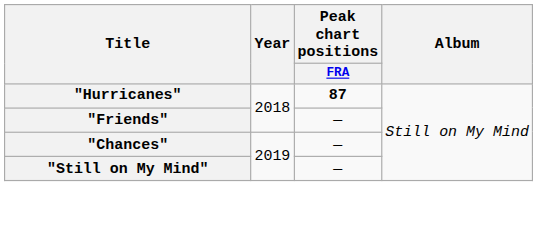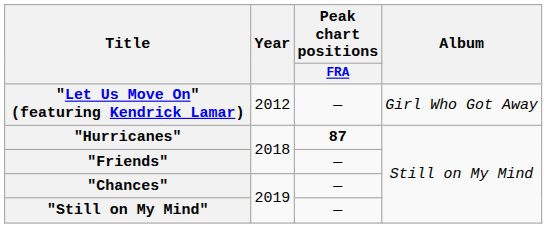+ row: (128, 104)
